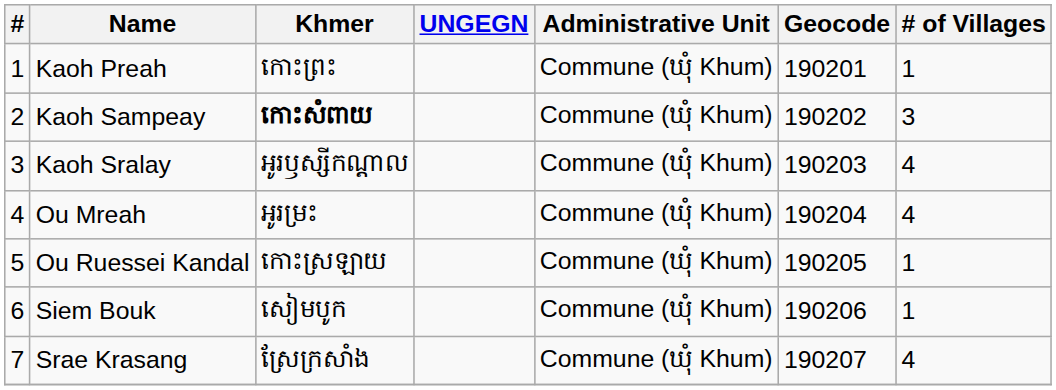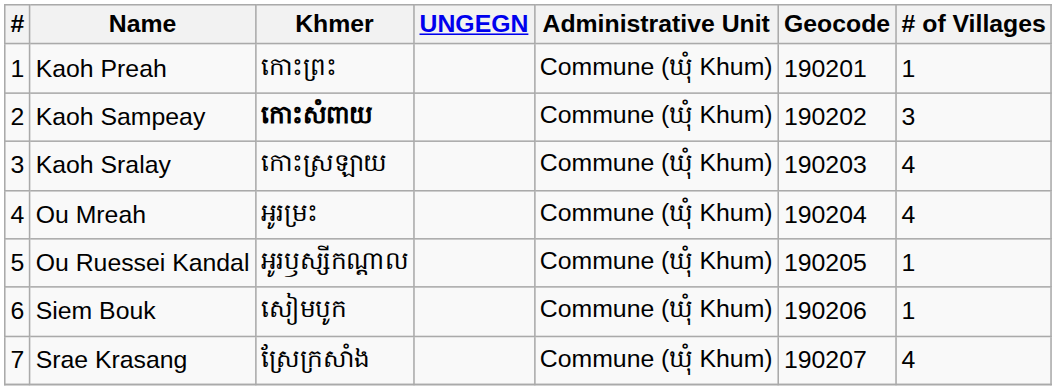(334, 163) អូរឫស្សីកណ្ដាល -> (324, 163) កោះស្រឡាយ
(324, 261) កោះស្រឡាយ -> (334, 261) អូរឫស្សីកណ្ដាល
